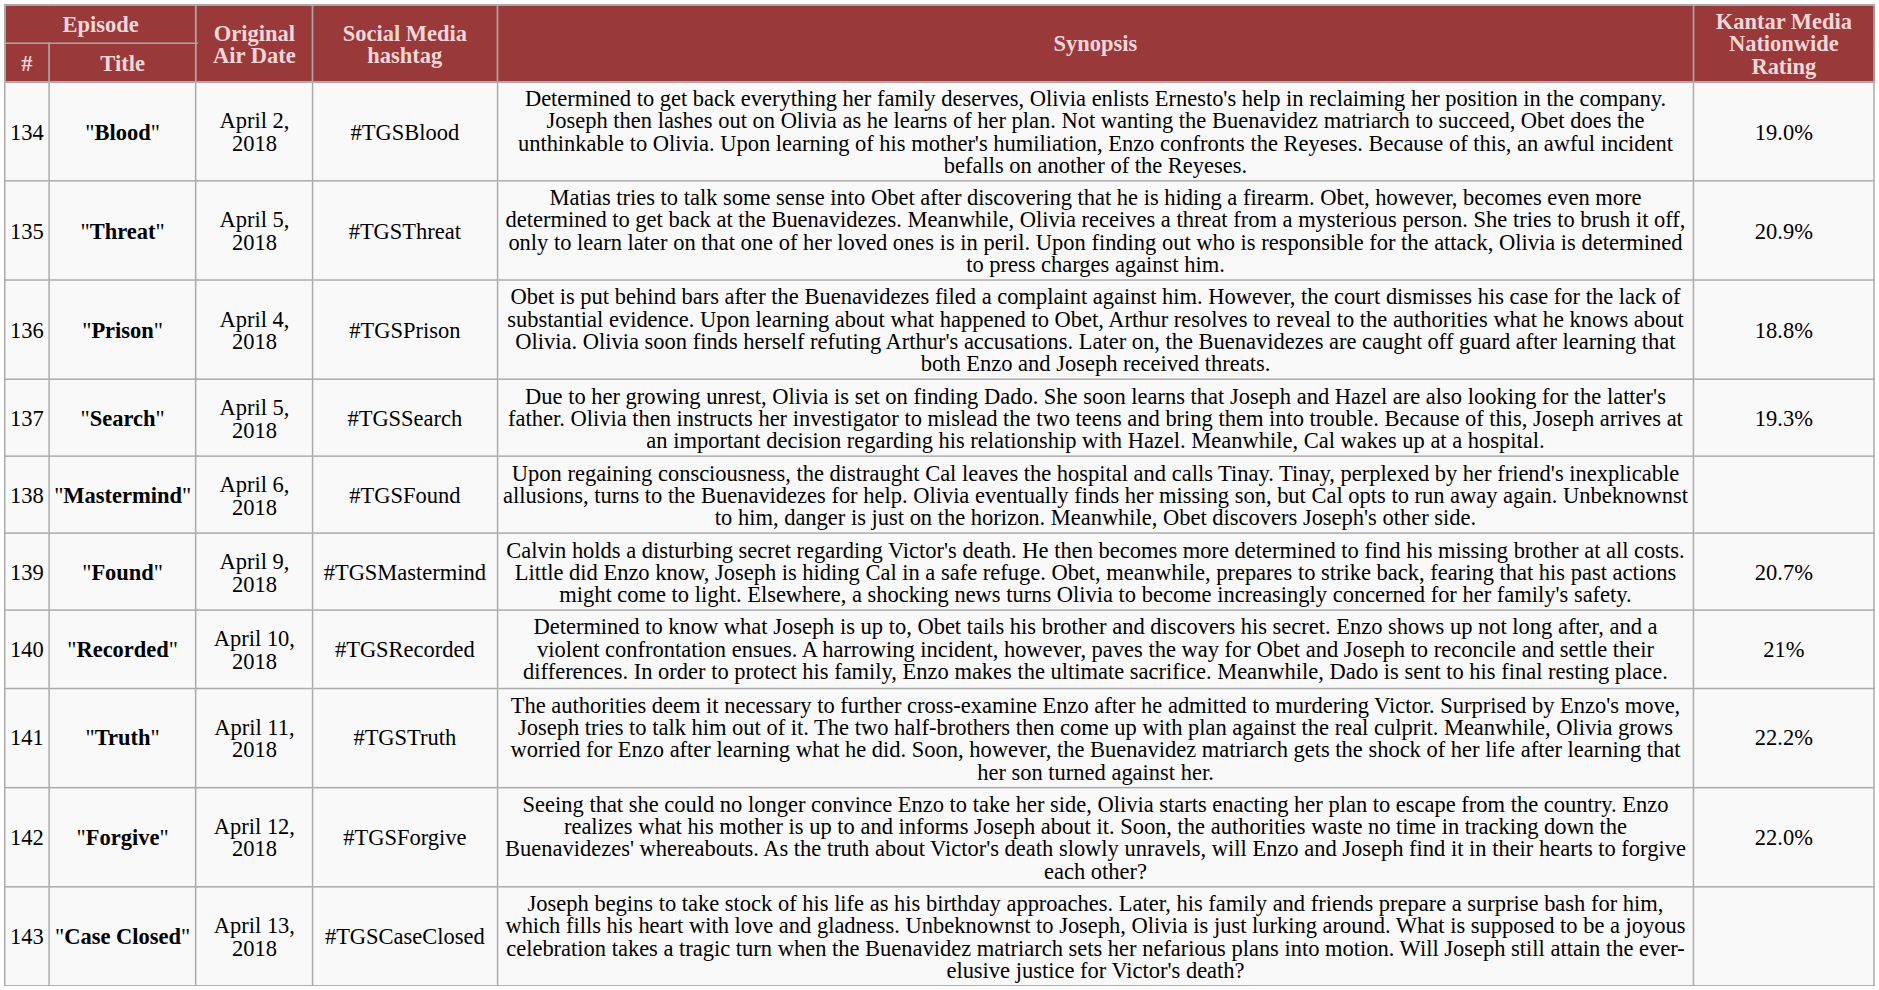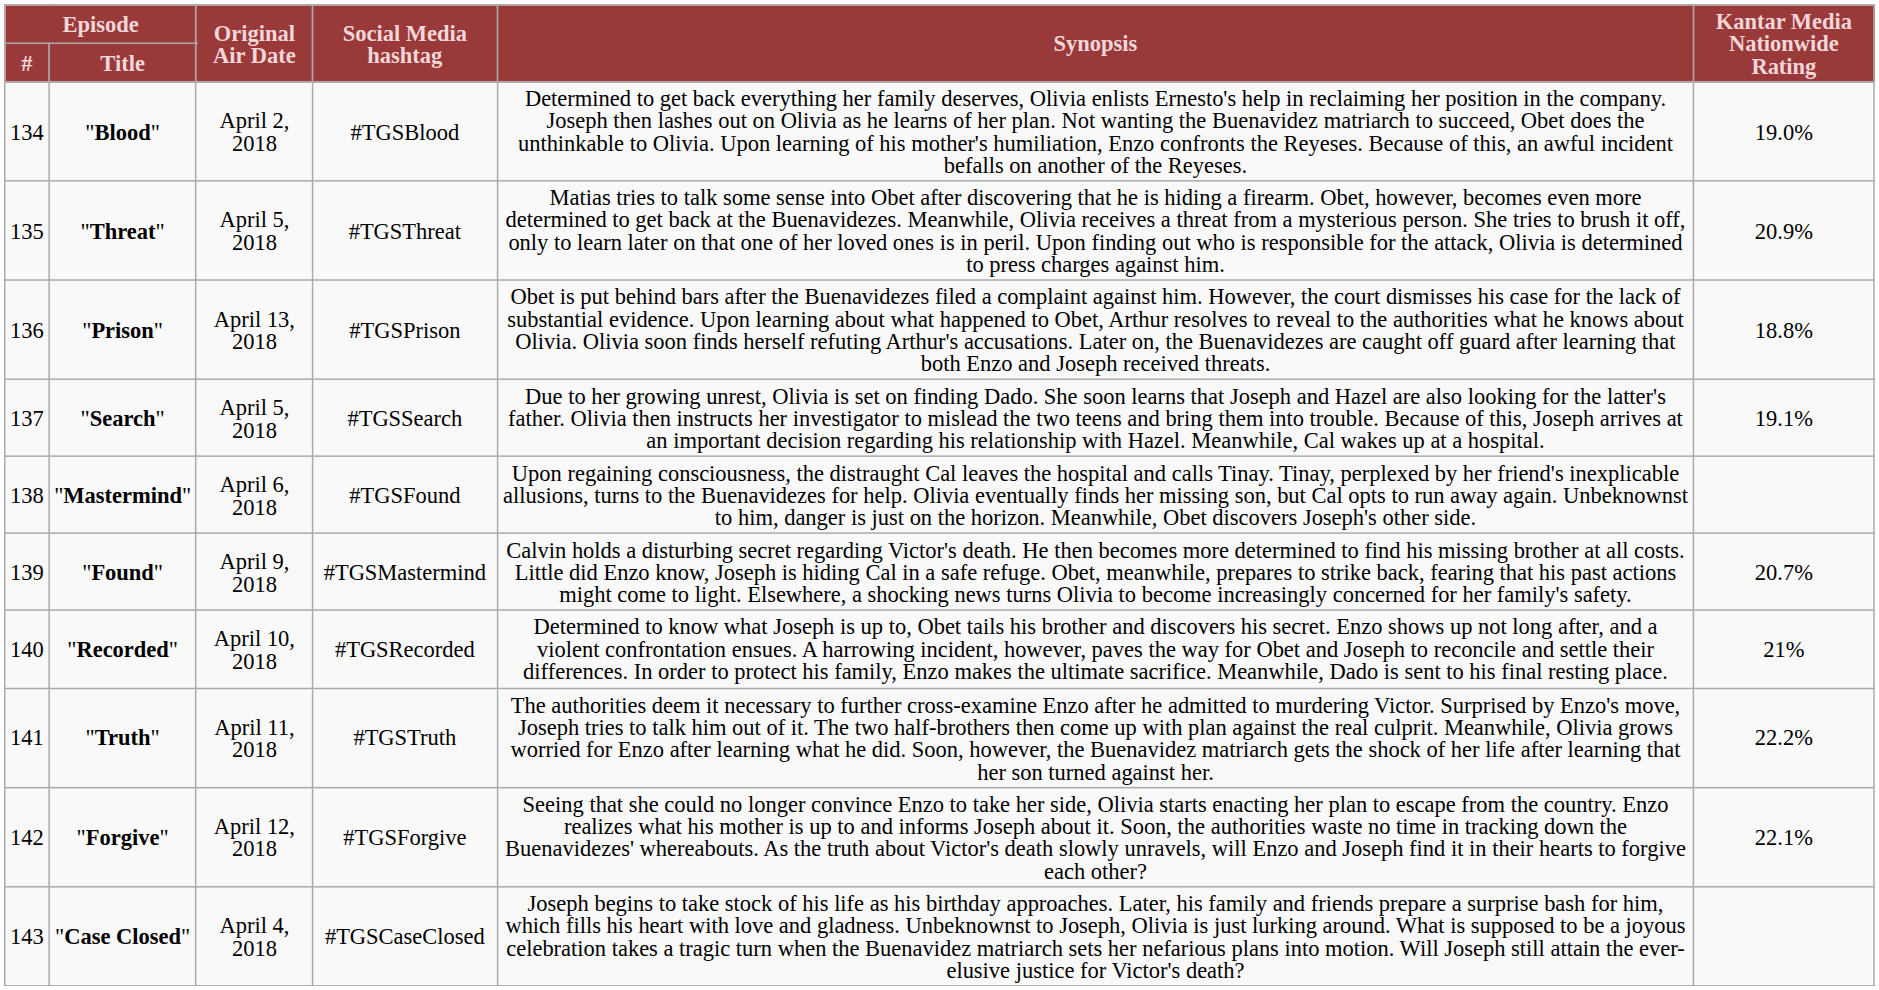(254, 330) April 4, 2018 -> (254, 330) April 13, 2018
(1784, 418) 19.3% -> (1784, 418) 19.1%
(1784, 837) 22.0% -> (1784, 837) 22.1%
(254, 936) April 13, 2018 -> (254, 936) April 4, 2018
